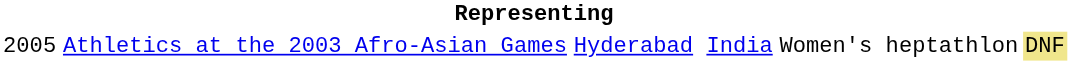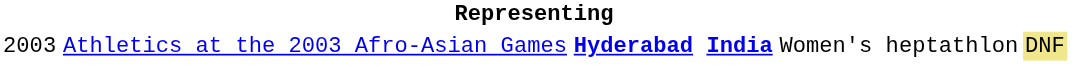(30, 46) 2005 -> (30, 46) 2003
(673, 46) normal -> (673, 46) bold
